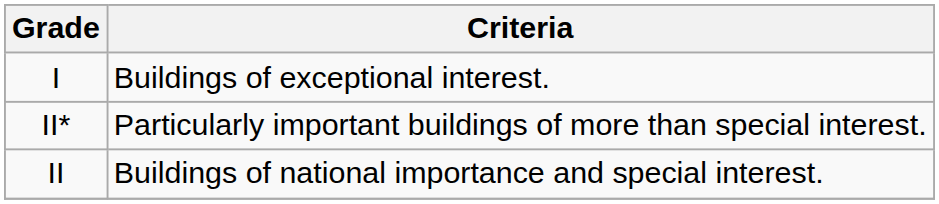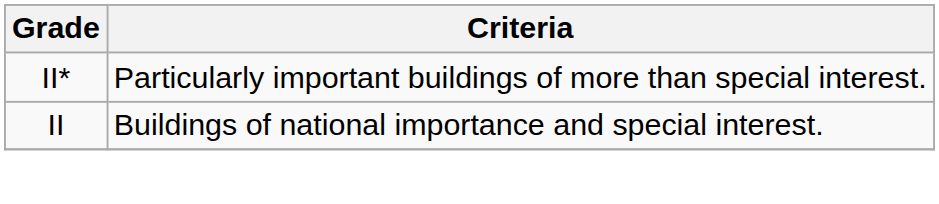- row: (56, 76)
